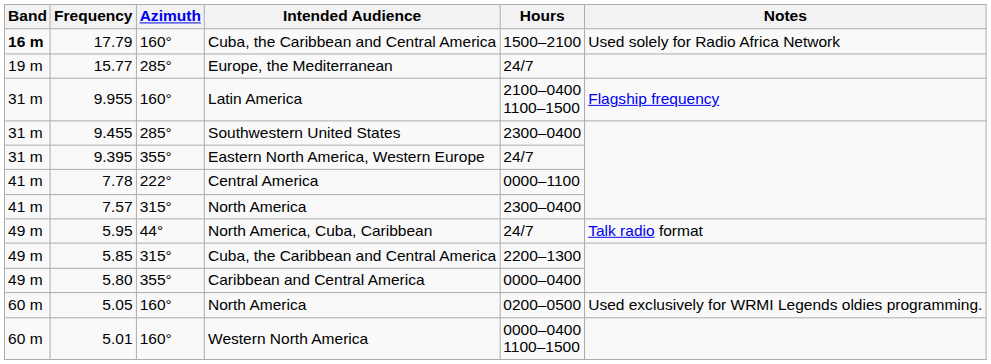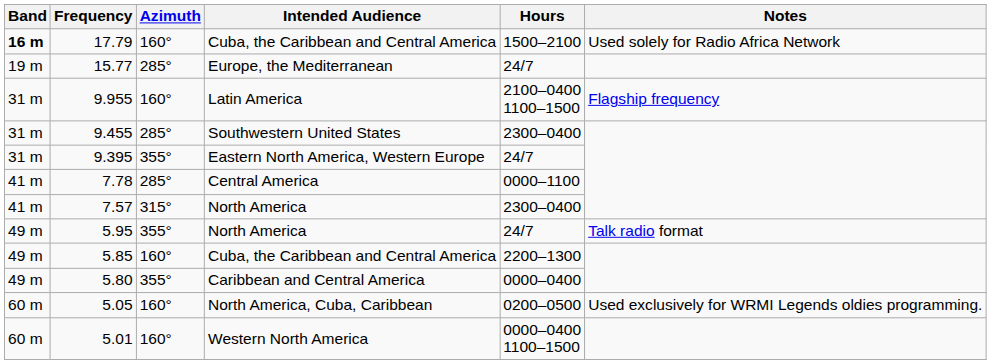(156, 181) 222° -> (156, 181) 285°
(151, 231) 44° -> (156, 231) 355°
(320, 231) North America, Cuba, Caribbean -> (257, 231) North America
(156, 255) 315° -> (156, 255) 160°
(257, 305) North America -> (320, 305) North America, Cuba, Caribbean
